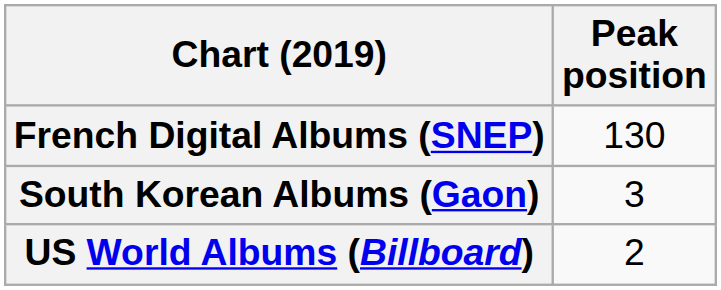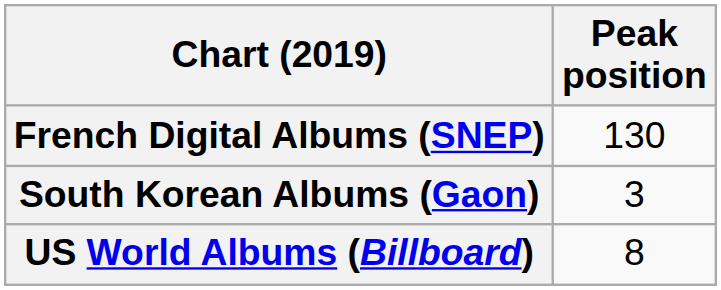(634, 253) 2 -> (634, 253) 8
